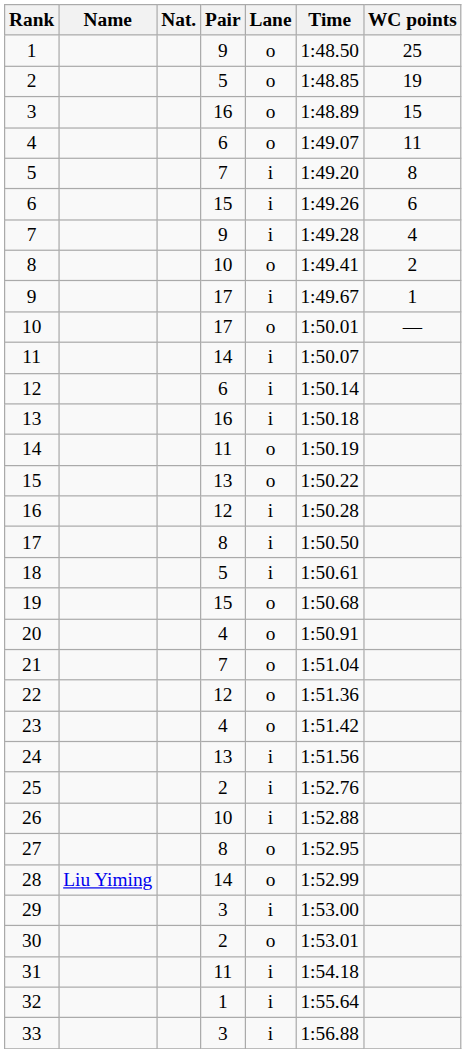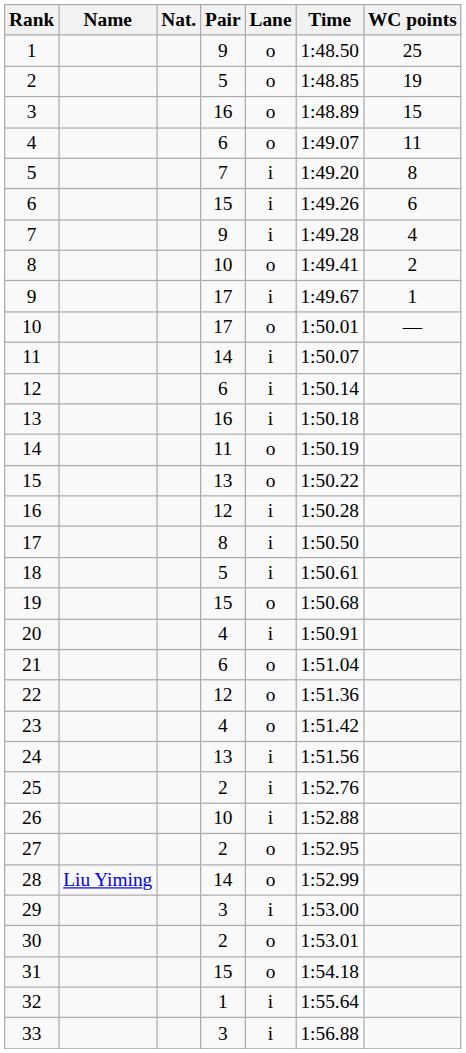(270, 633) o -> (270, 633) i
(223, 664) 7 -> (223, 664) 6
(223, 848) 8 -> (223, 848) 2
(223, 971) 11 -> (223, 971) 15
(270, 971) i -> (270, 971) o
